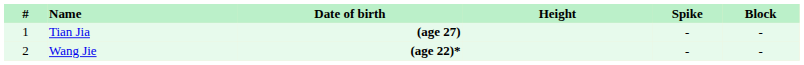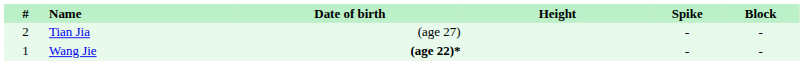(26, 32) 1 -> (26, 32) 2
(439, 32) bold -> (439, 32) normal
(26, 51) 2 -> (26, 51) 1
